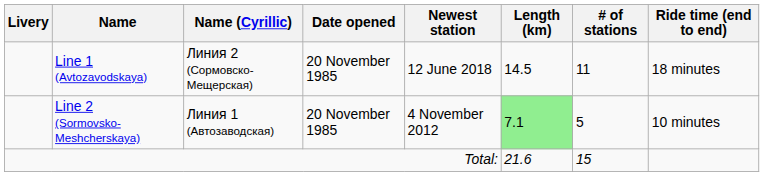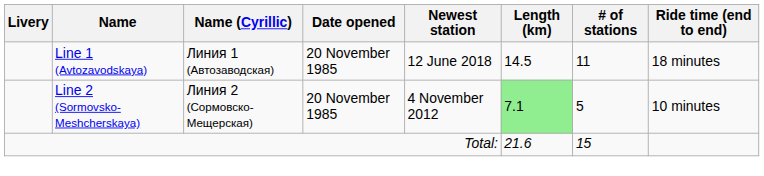(220, 68) Линия 2 (Сормовско-Мещерская) -> (230, 61) Линия 1 (Автозаводская)
(230, 122) Линия 1 (Автозаводская) -> (220, 106) Линия 2 (Сормовско-Мещерская)
